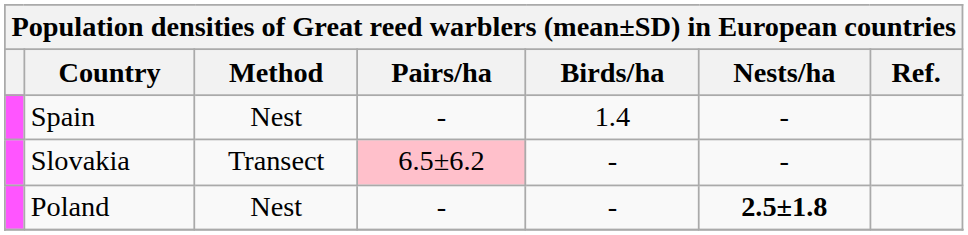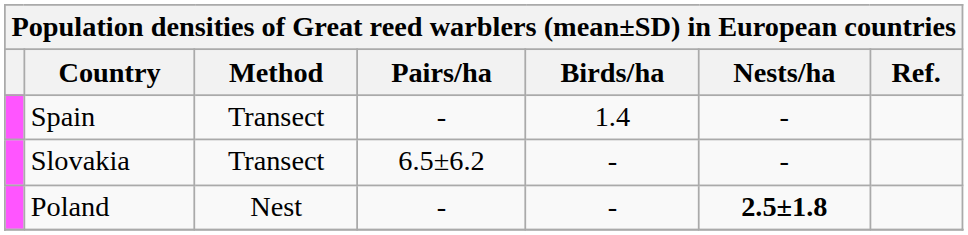(276, 116) Nest -> (276, 116) Transect
(442, 161) pink background -> (442, 161) no background
